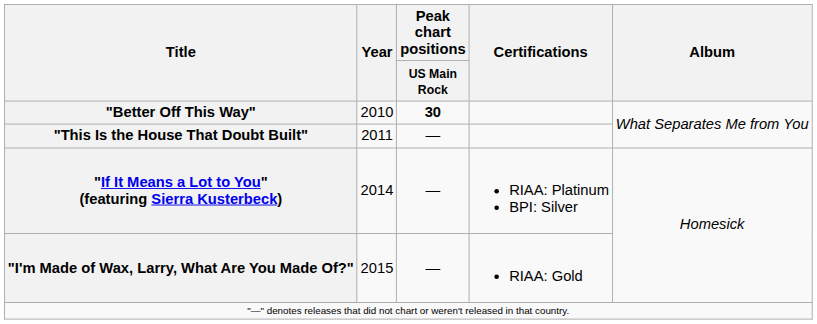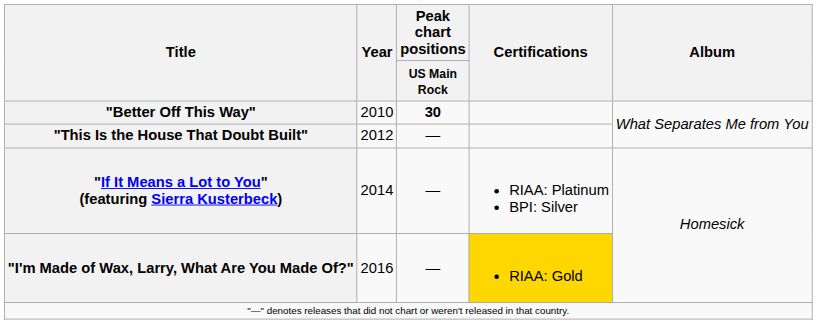(377, 135) 2011 -> (377, 135) 2012
(377, 268) 2015 -> (377, 268) 2016
(541, 276) no background -> (541, 276) gold background
